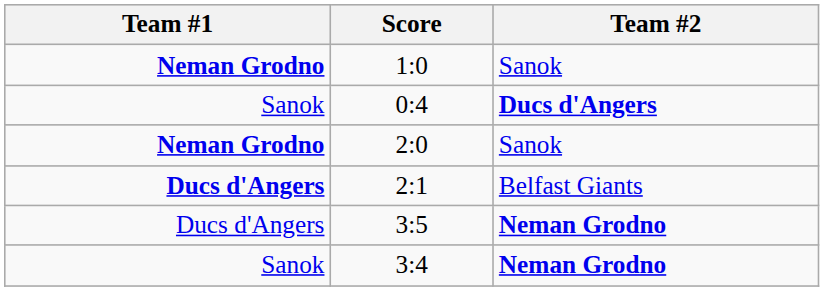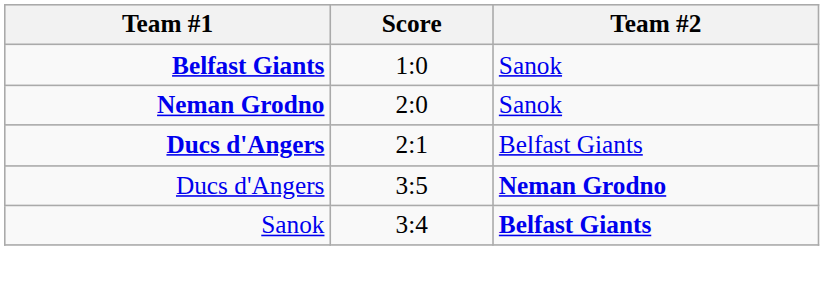(241, 64) Neman Grodno -> (248, 64) Belfast Giants
- row: (412, 104)
(583, 265) Neman Grodno -> (575, 225) Belfast Giants
